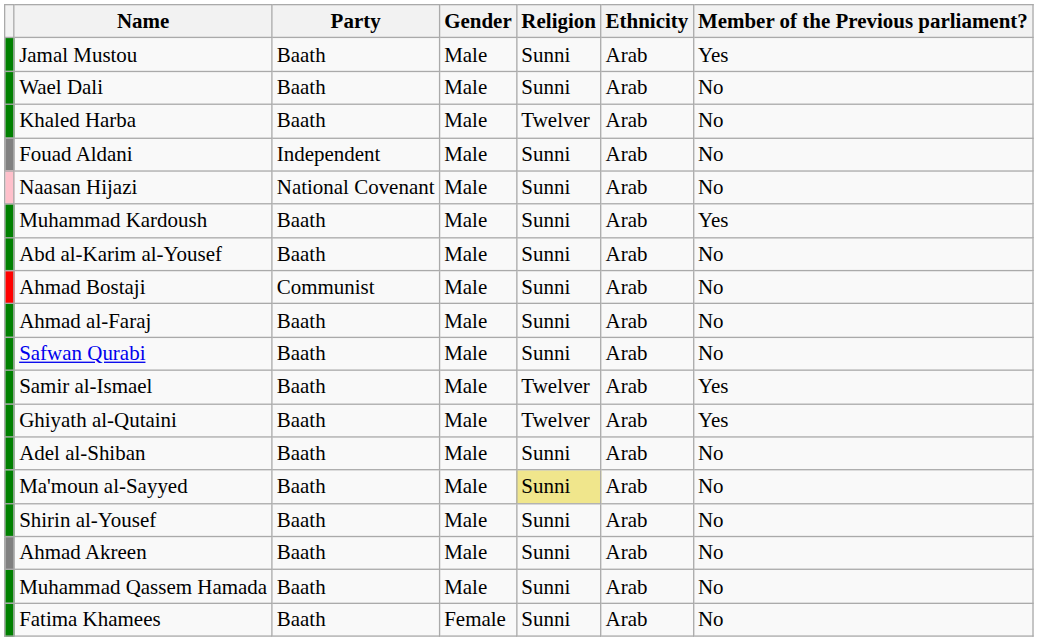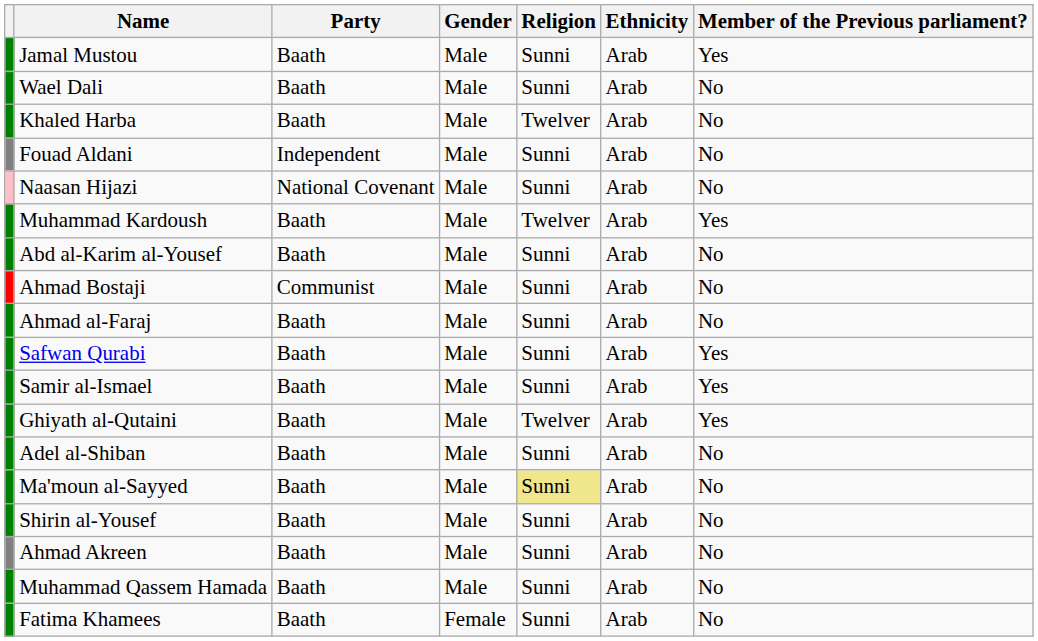(546, 220) Sunni -> (556, 220) Twelver
(711, 353) No -> (713, 353) Yes
(556, 386) Twelver -> (546, 386) Sunni
